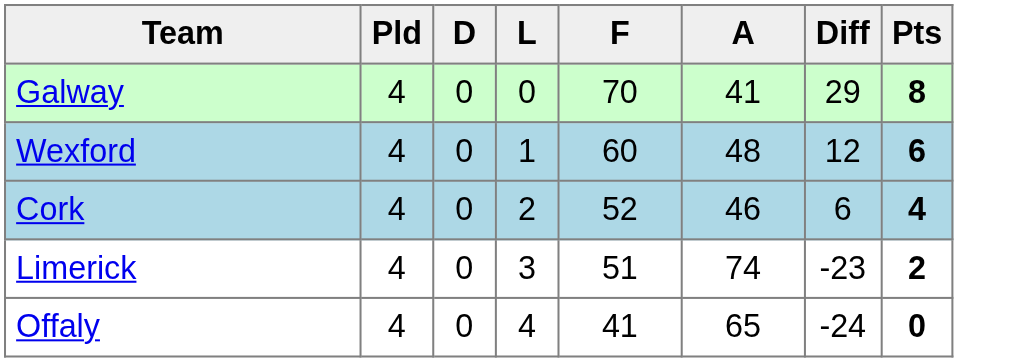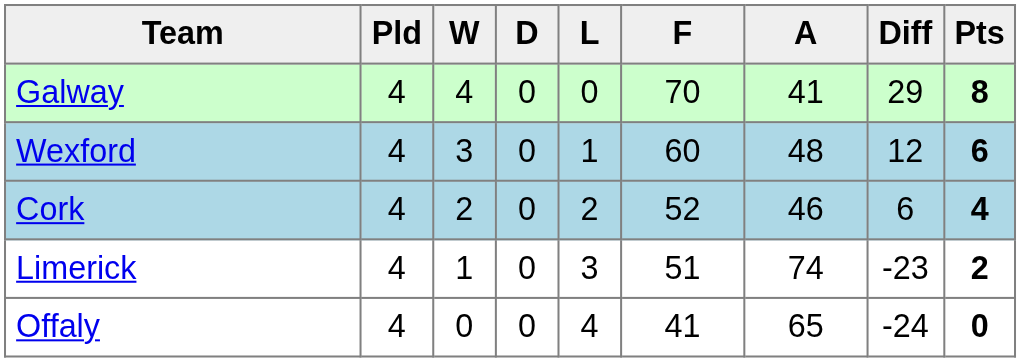+ column: (464, 33)
